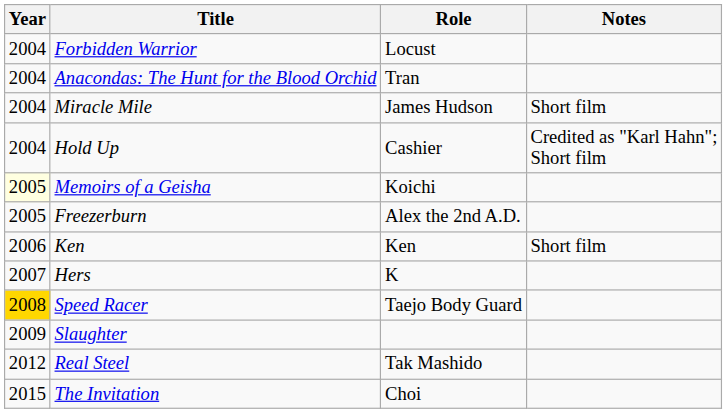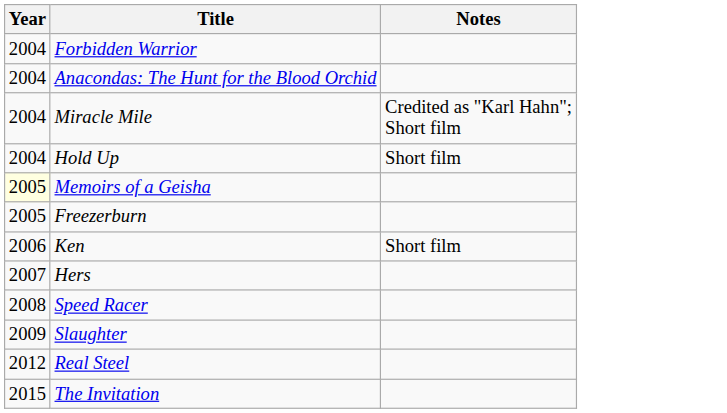- column: (454, 19)
(568, 107) Short film -> (479, 117) Credited as "Karl Hahn"; Short film
(624, 147) Credited as "Karl Hahn"; Short film -> (423, 157) Short film
(27, 305) gold background -> (27, 305) no background
